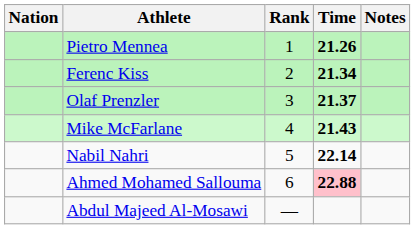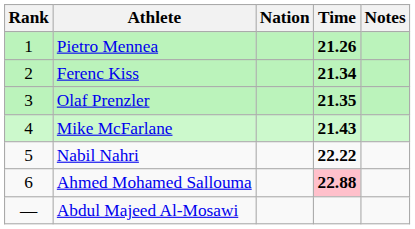columns swapped: (289, 18) <-> (33, 18)
(337, 100) 21.37 -> (337, 100) 21.35
(337, 155) 22.14 -> (337, 155) 22.22
